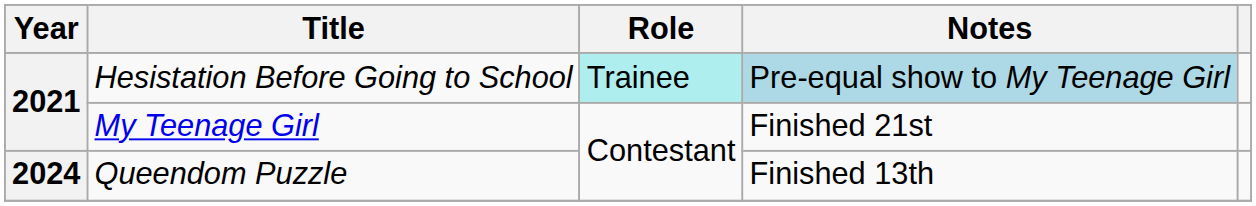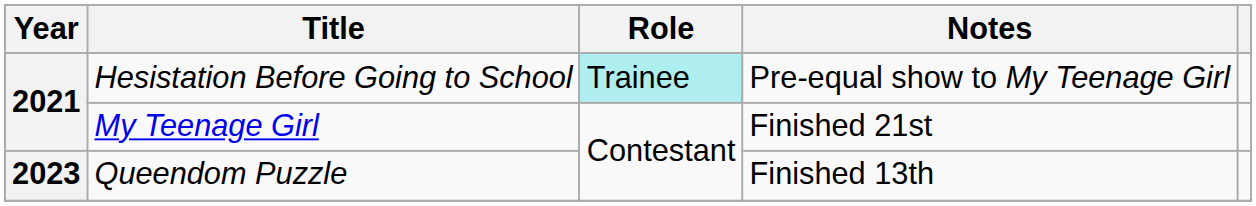(990, 77) lightblue background -> (990, 77) no background
(46, 175) 2024 -> (46, 175) 2023
